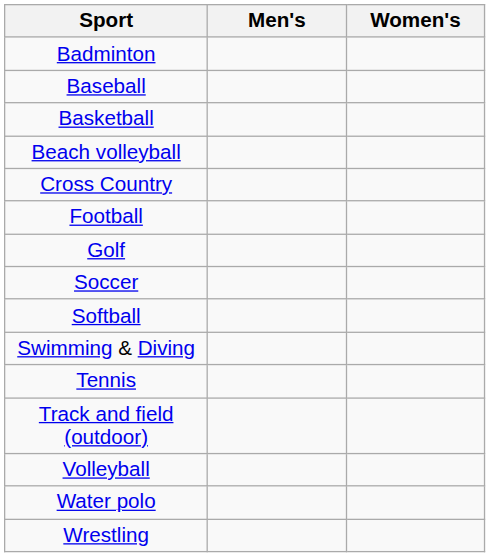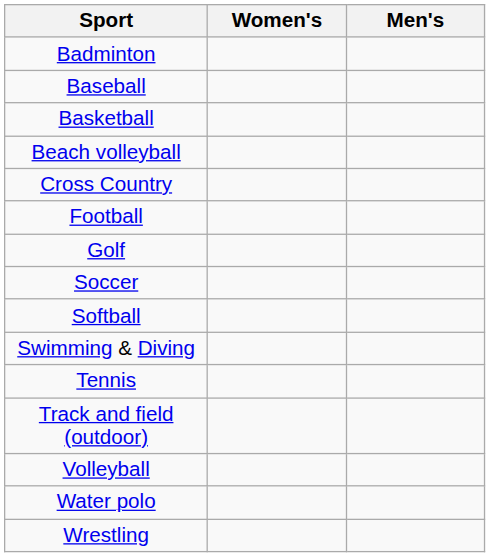columns swapped: (277, 20) <-> (415, 20)
